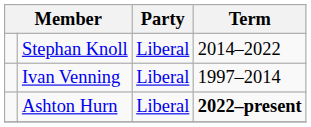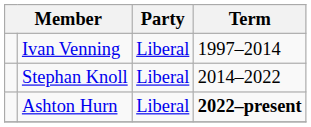rows swapped: (71, 77) <-> (75, 48)
